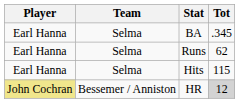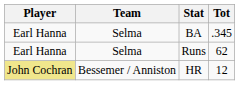- row: (194, 70)
(222, 88) lightgrey background -> (222, 70) no background
